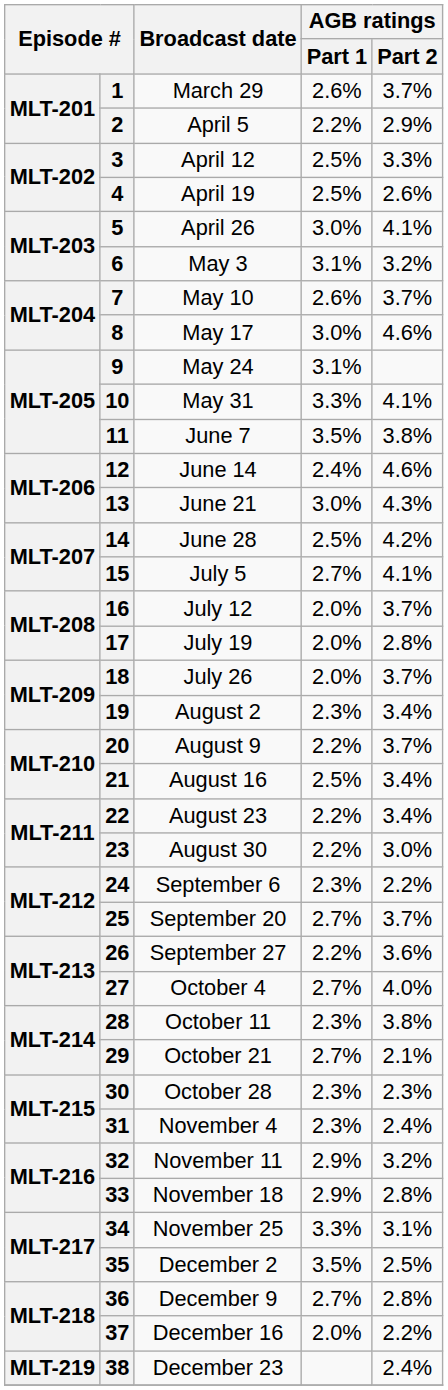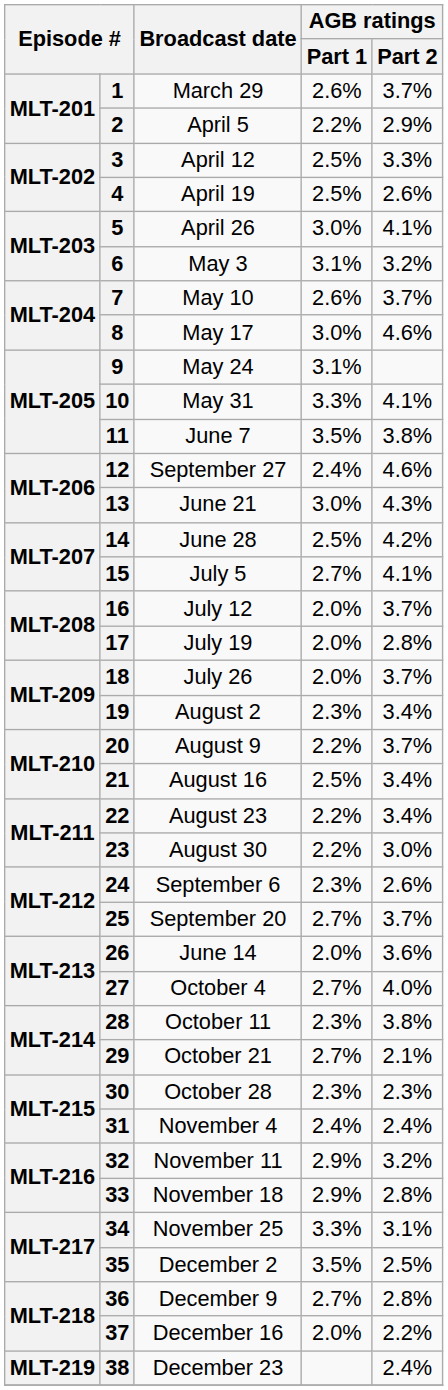(218, 470) June 14 -> (218, 470) September 27
(407, 884) 2.2% -> (407, 884) 2.6%
(218, 953) September 27 -> (218, 953) June 14
(337, 953) 2.2% -> (337, 953) 2.0%
(337, 1126) 2.3% -> (337, 1126) 2.4%
